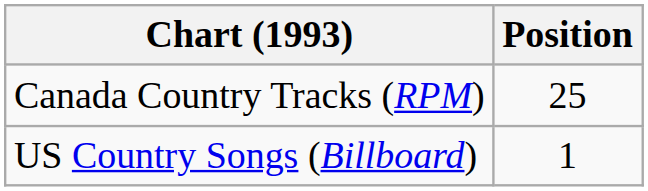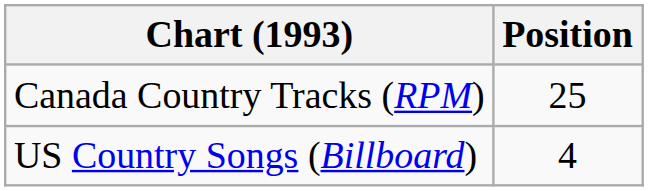(568, 154) 1 -> (568, 154) 4
